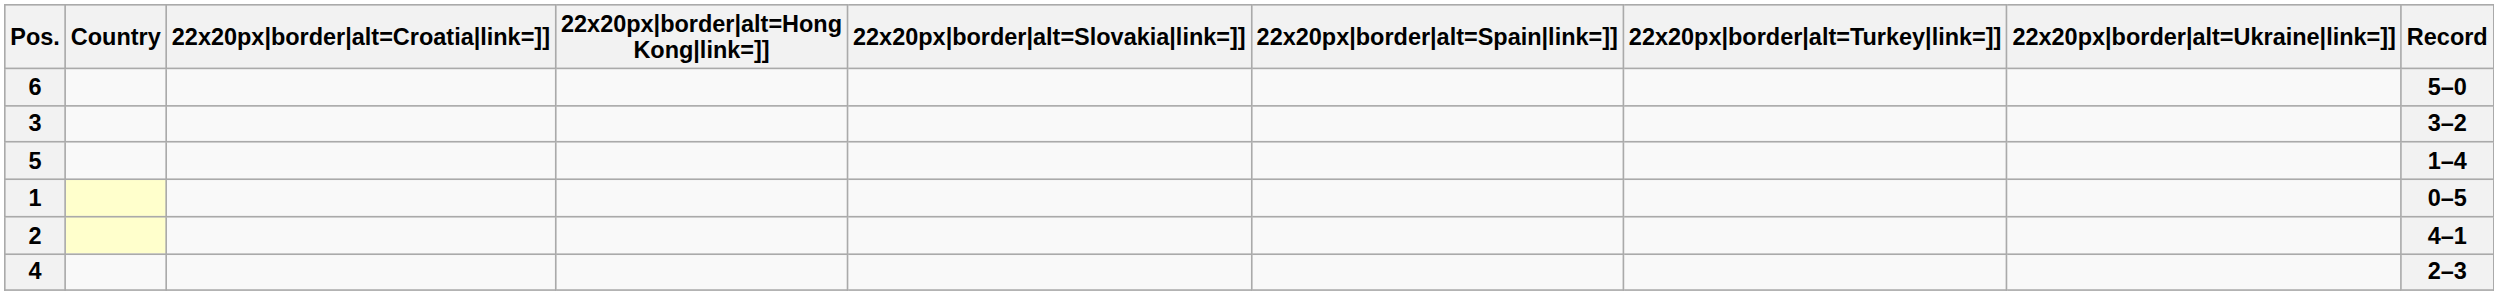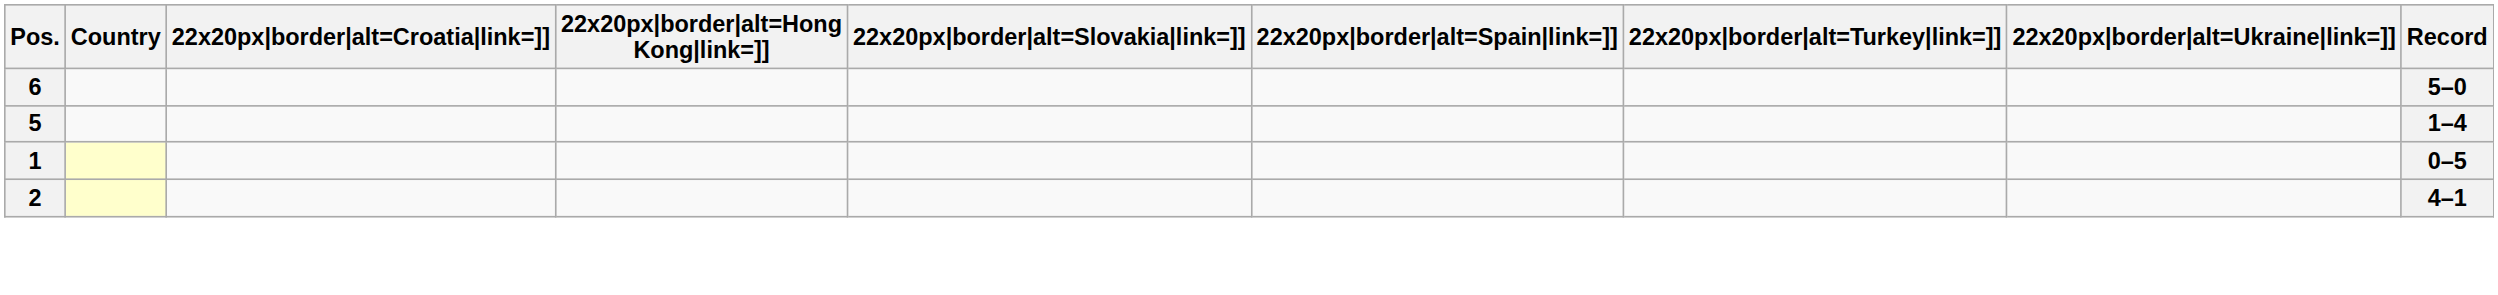- row: (35, 124)
- row: (35, 272)
